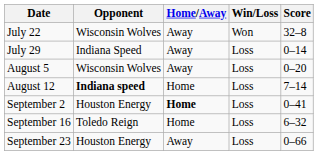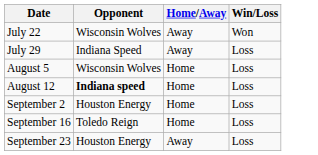- column: (297, 13)
(180, 68) Away -> (180, 68) Home
(181, 104) bold -> (180, 104) normal
